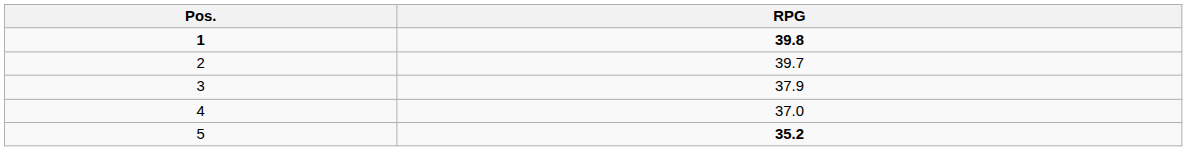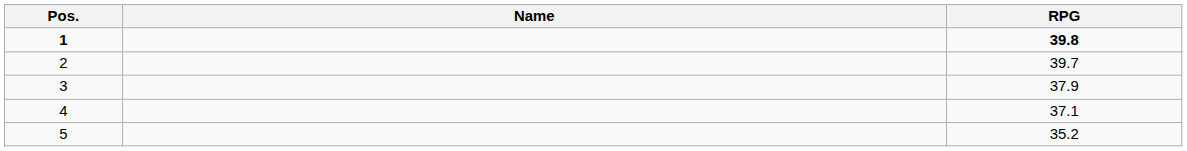+ column: (534, 16)
(789, 110) 37.0 -> (1064, 110) 37.1
(789, 134) bold -> (1064, 134) normal
